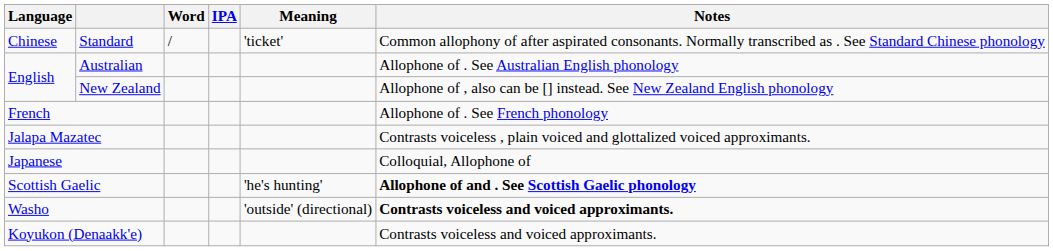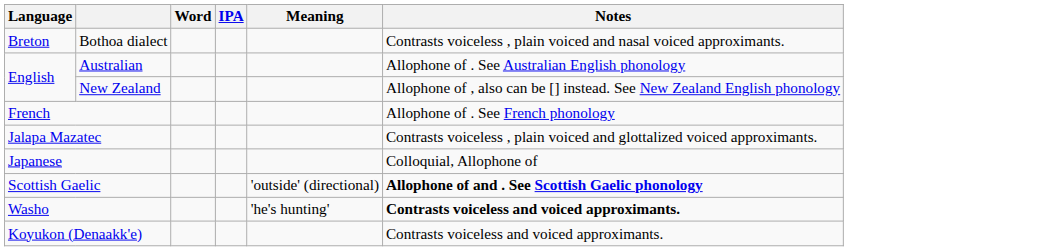+ row: (123, 40)
- row: (106, 40)
(283, 185) 'he's hunting' -> (315, 185) 'outside' (directional)
(308, 209) 'outside' (directional) -> (290, 209) 'he's hunting'
